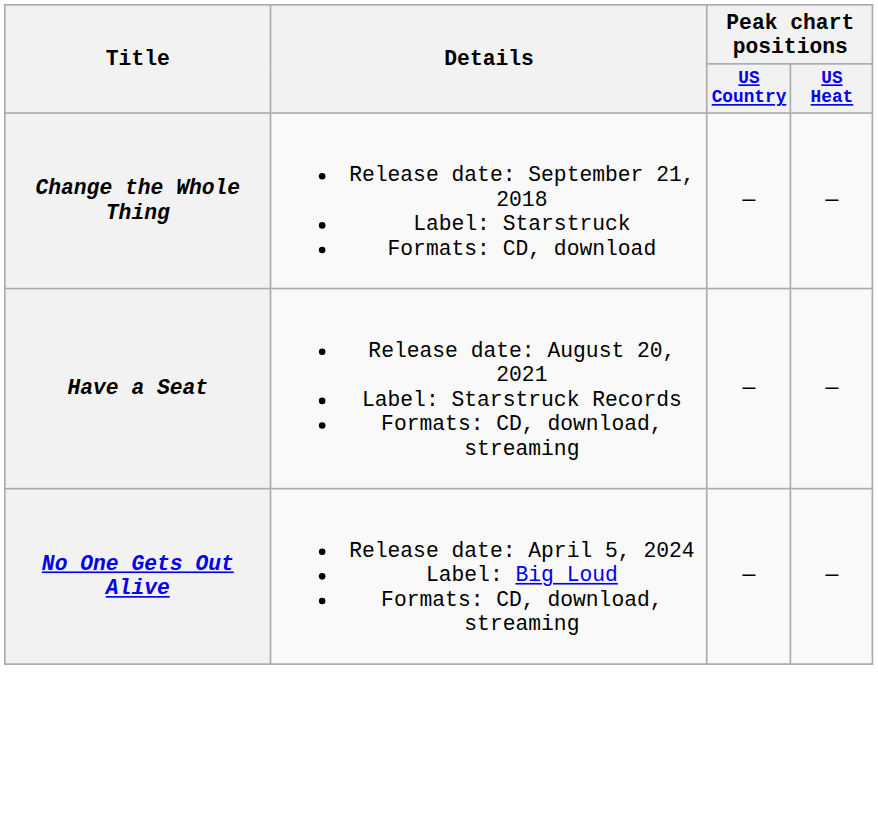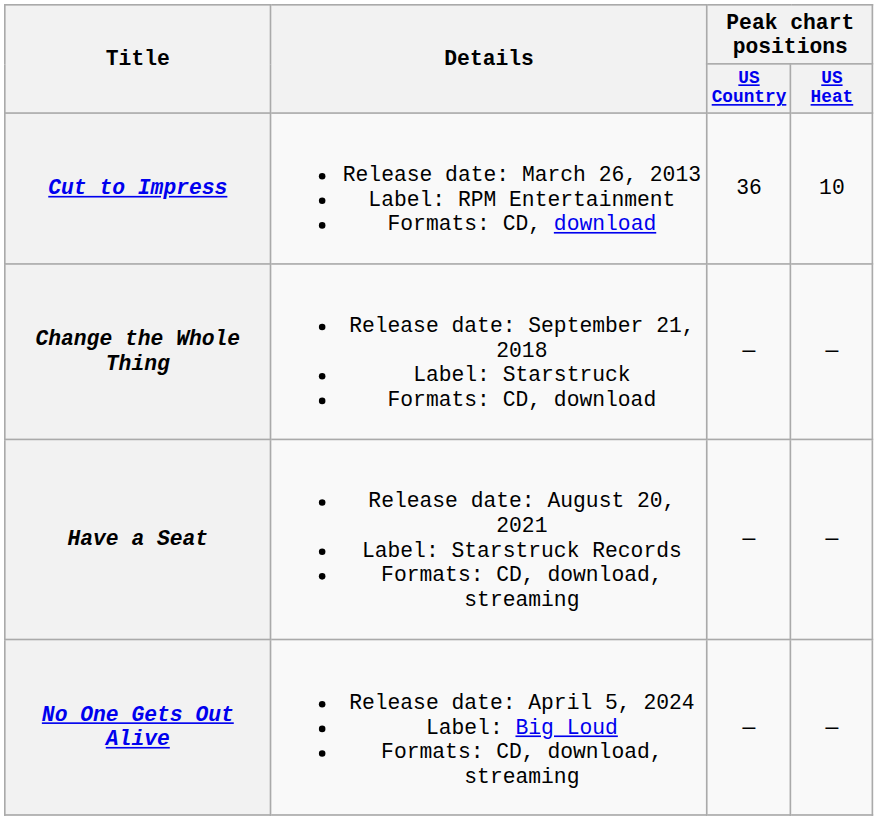+ row: (138, 188)
